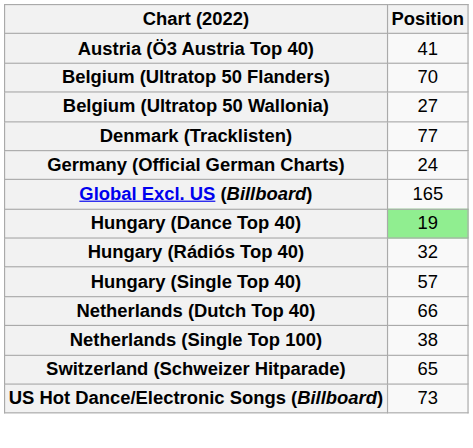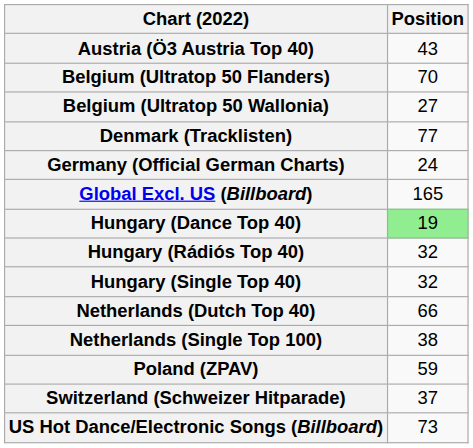(428, 48) 41 -> (428, 48) 43
(428, 281) 57 -> (428, 281) 32
+ row: (196, 369)
(428, 369) 65 -> (428, 398) 37
